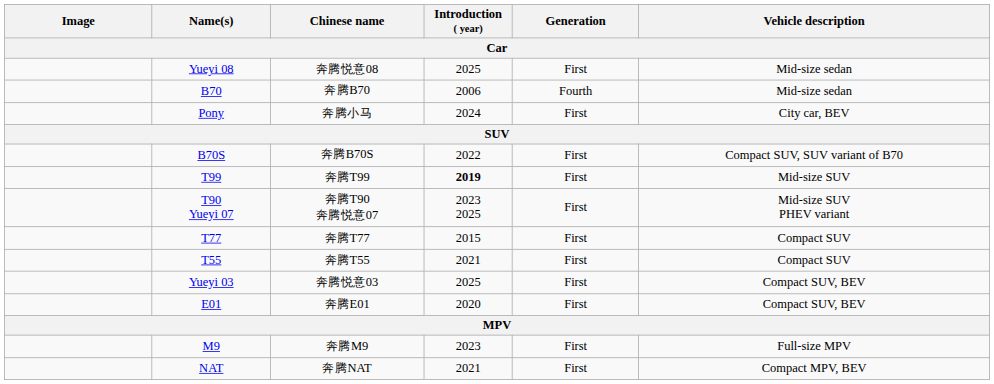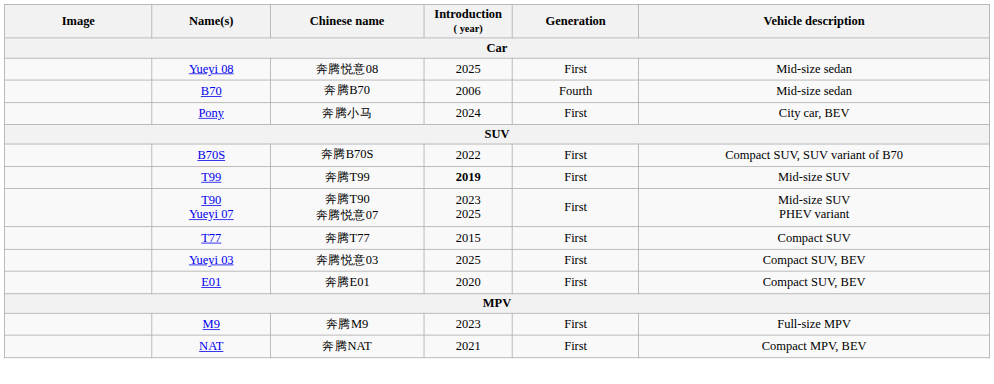- row: (211, 260)
